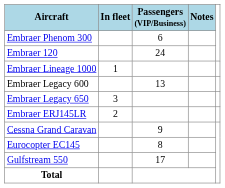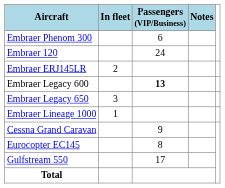rows swapped: (47, 114) <-> (52, 68)
(160, 84) normal -> (160, 84) bold
